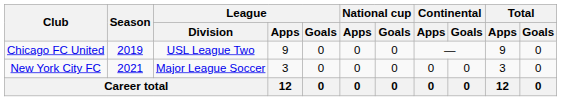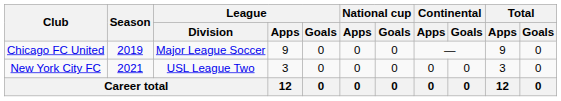(211, 50) USL League Two -> (211, 50) Major League Soccer
(211, 68) Major League Soccer -> (211, 68) USL League Two
